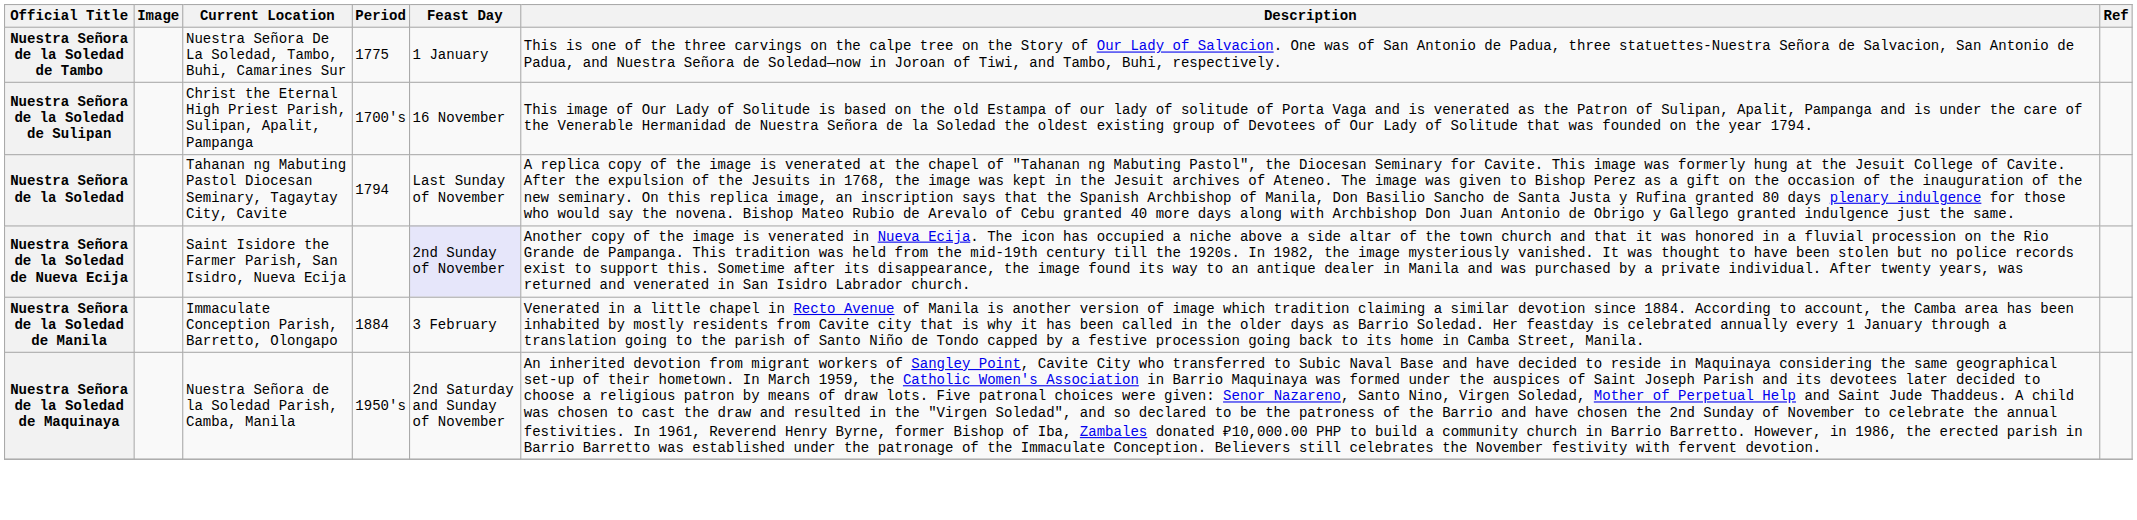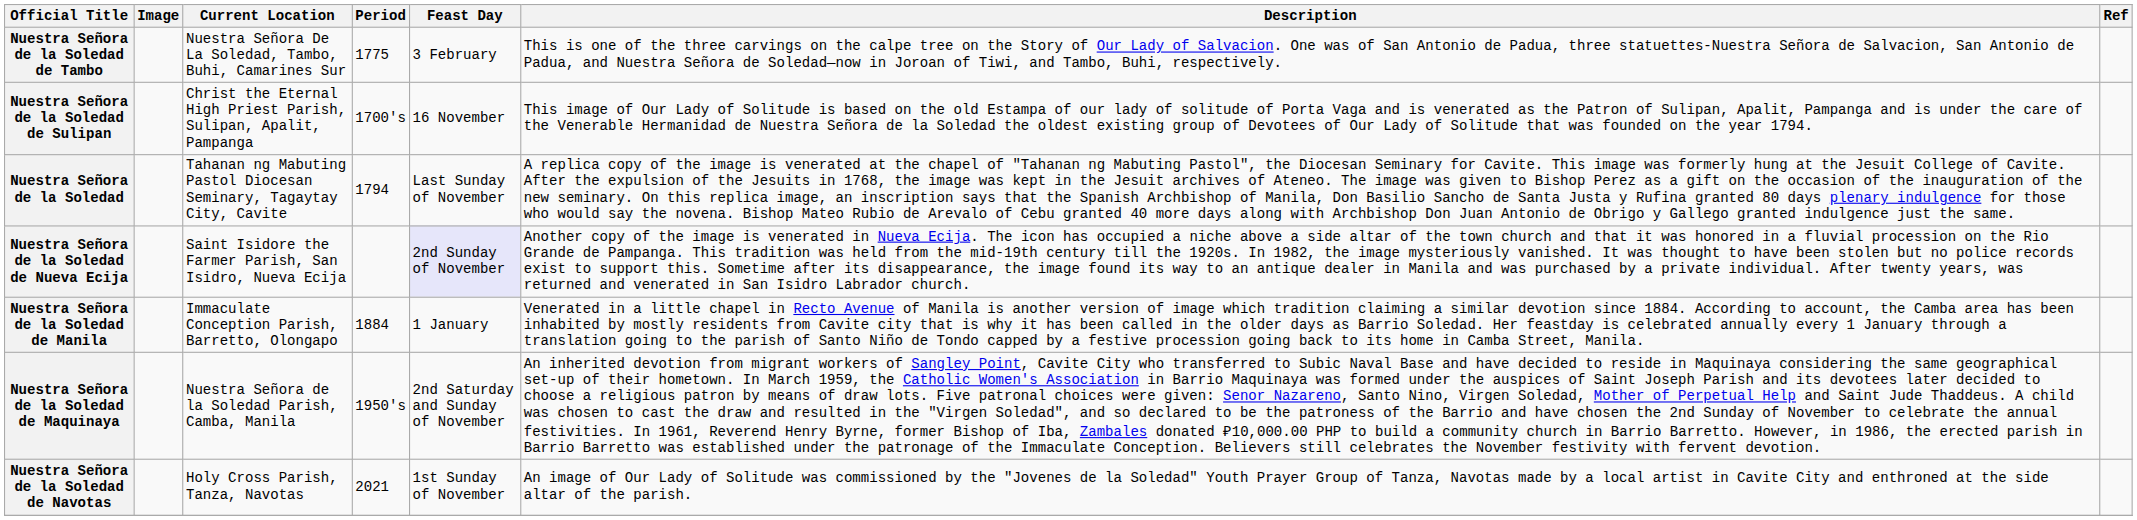(450, 55) 1 January -> (455, 55) 3 February
(455, 325) 3 February -> (450, 325) 1 January
+ row: (69, 487)
